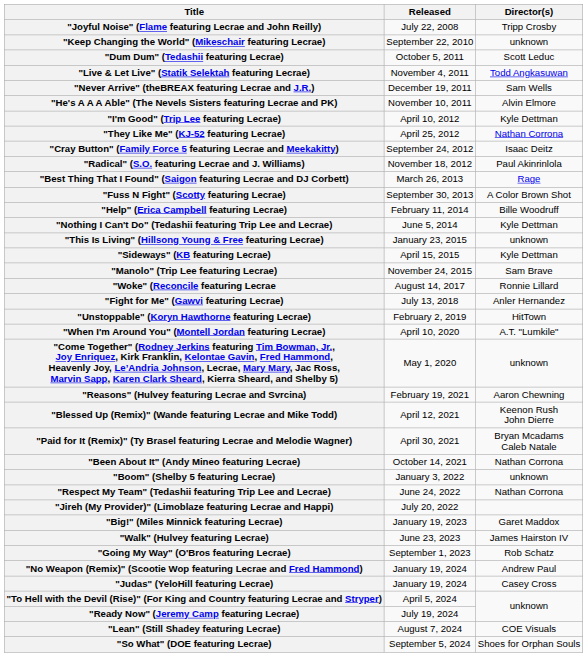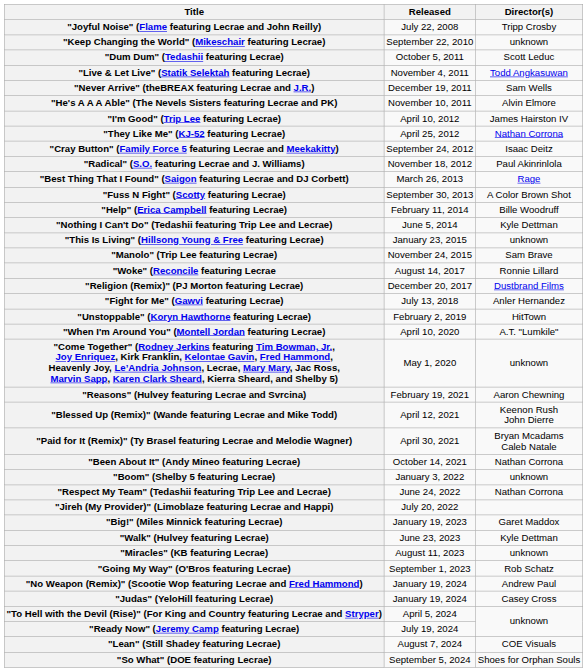(529, 118) Kyle Dettman -> (529, 118) James Hairston IV
- row: (194, 255)
+ row: (194, 286)
(529, 538) James Hairston IV -> (529, 538) Kyle Dettman
+ row: (194, 553)
